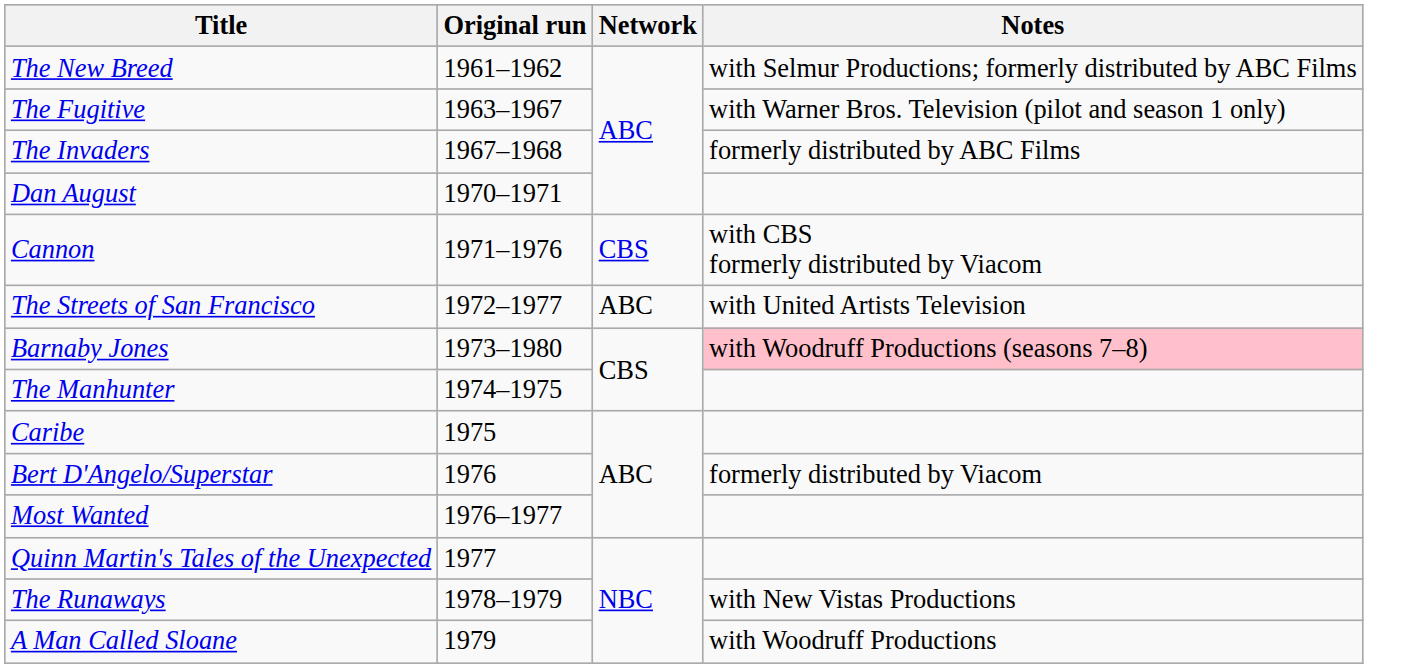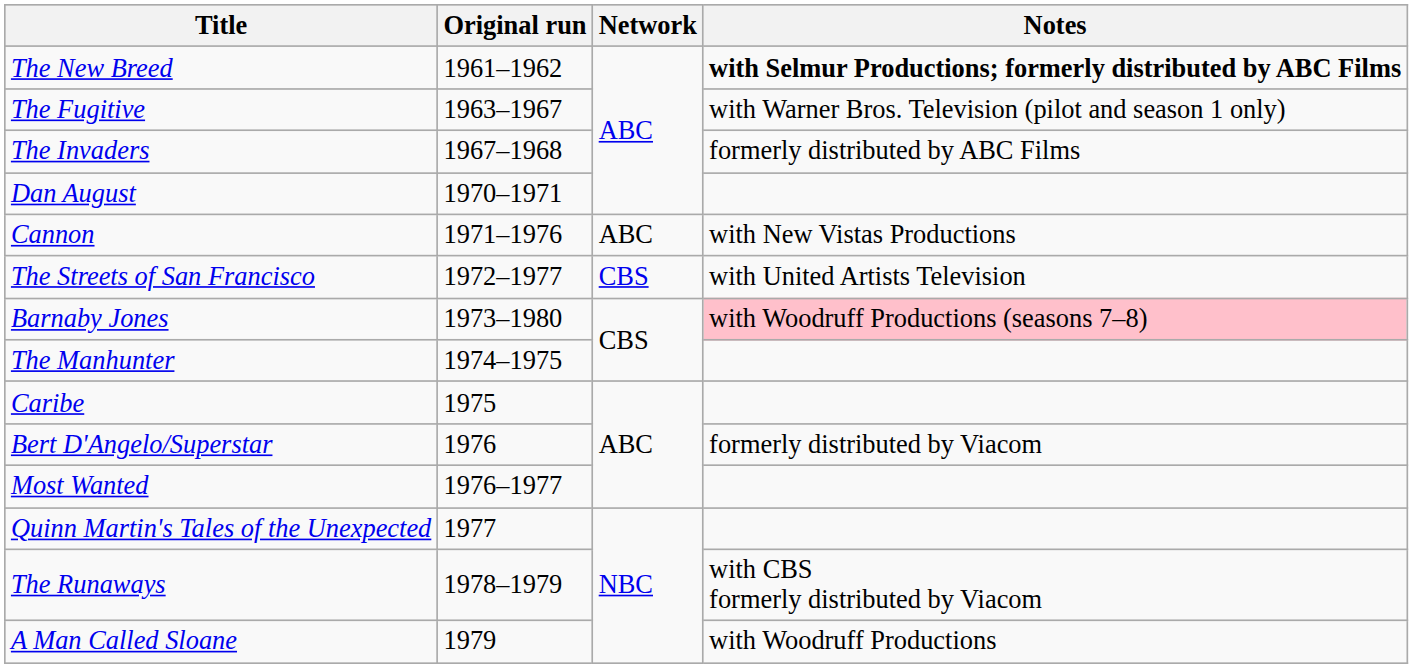(1033, 67) normal -> (1055, 67) bold
(624, 249) CBS -> (626, 234) ABC
(876, 249) with CBS formerly distributed by Viacom -> (862, 234) with New Vistas Productions
(626, 306) ABC -> (624, 276) CBS
(862, 599) with New Vistas Productions -> (876, 584) with CBS formerly distributed by Viacom
